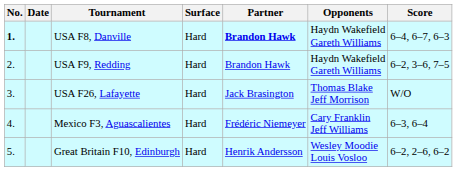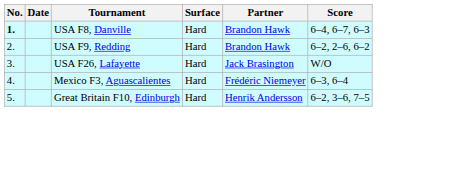- column: (348, 13)
(260, 36) bold -> (258, 30) normal
(420, 65) 6–2, 3–6, 7–5 -> (340, 47) 6–2, 2–6, 6–2
(420, 152) 6–2, 2–6, 6–2 -> (340, 98) 6–2, 3–6, 7–5
